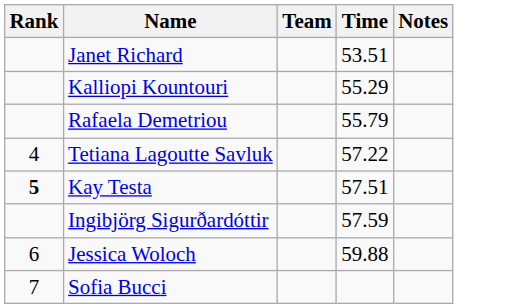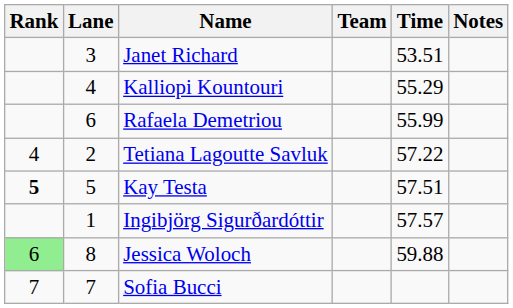+ column: (91, 21)
(365, 120) 55.79 -> (420, 120) 55.99
(365, 220) 57.59 -> (420, 220) 57.57
(34, 253) no background -> (34, 253) lightgreen background
